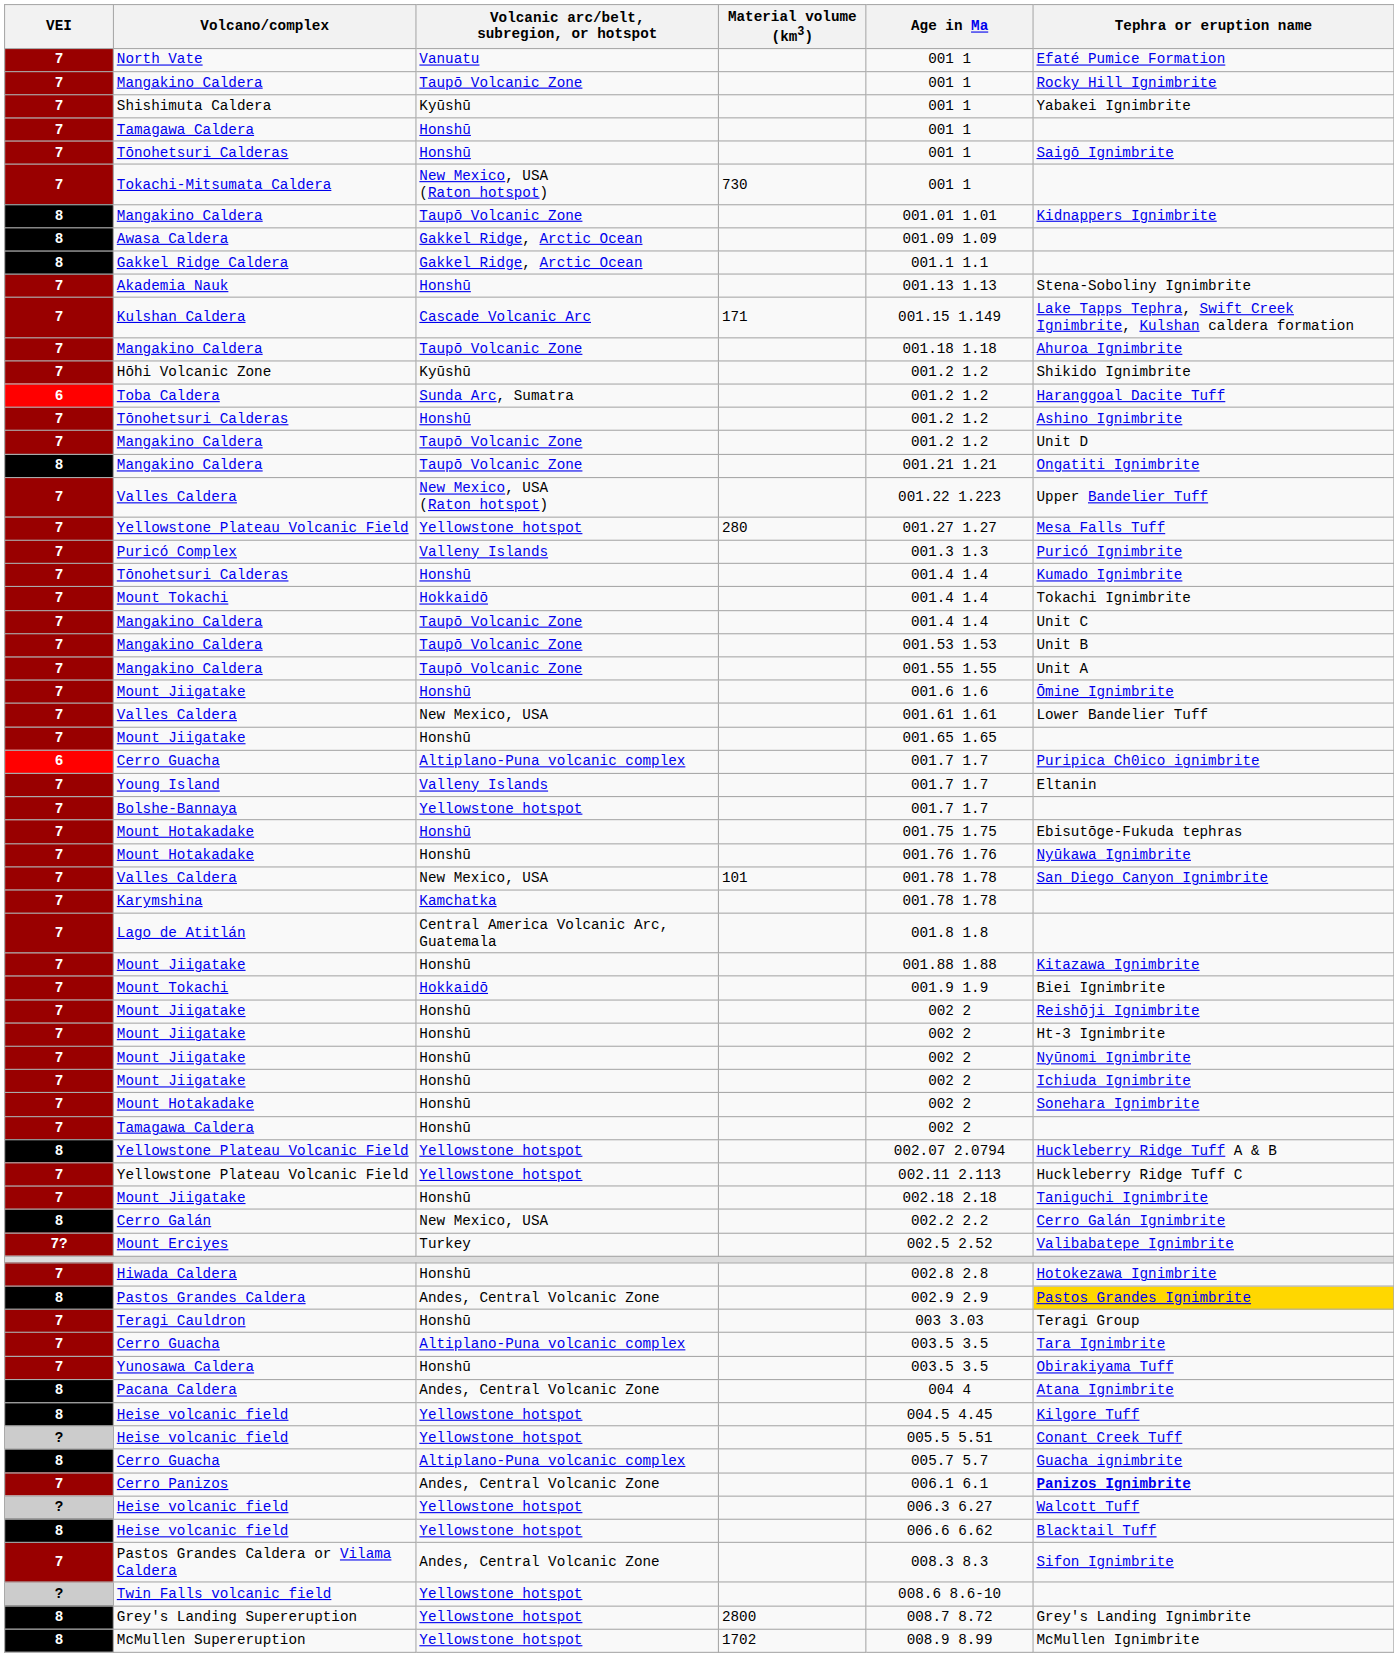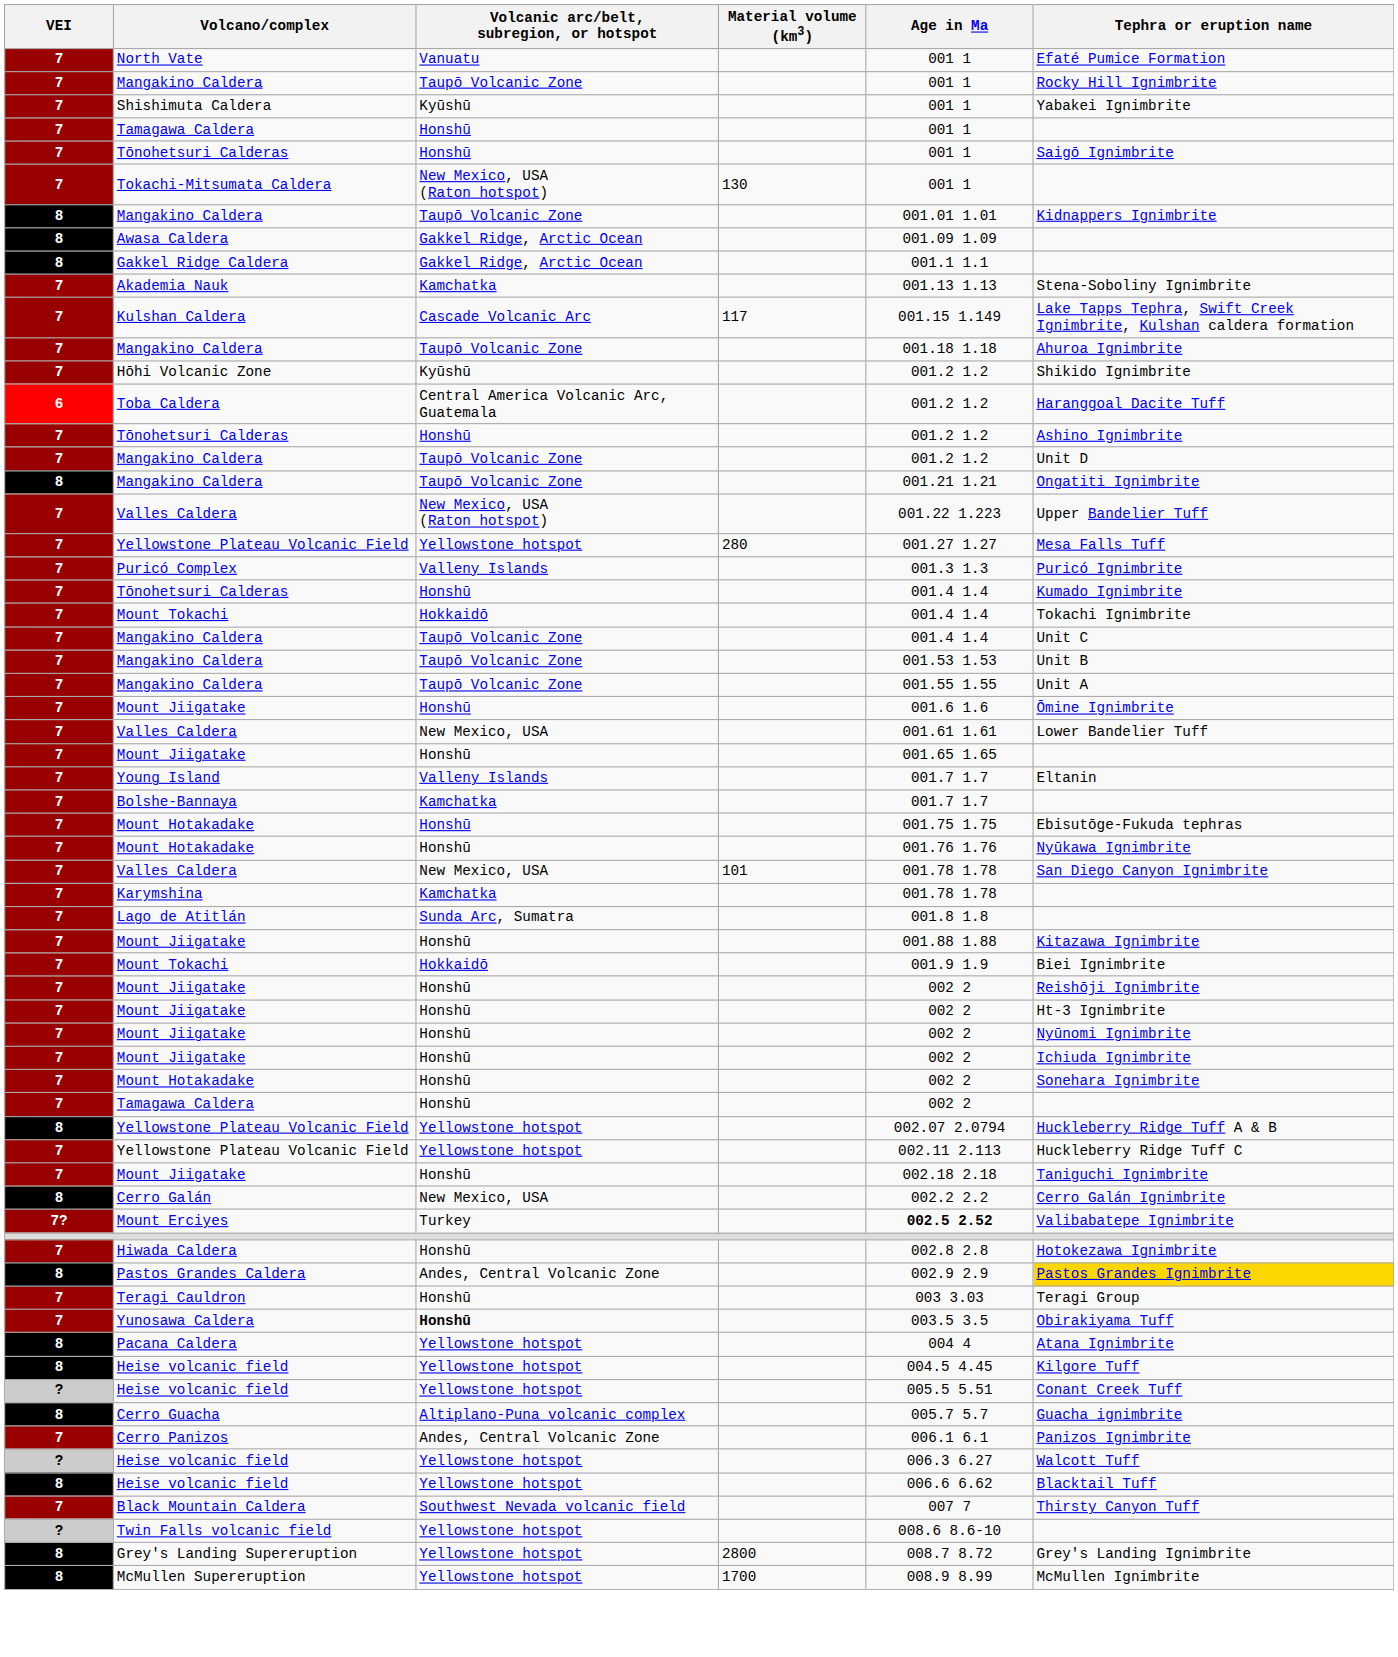(735, 184) 730 -> (735, 184) 130
(445, 286) Honshū -> (458, 286) Kamchatka
(735, 317) 171 -> (735, 317) 117
(497, 396) Sunda Arc, Sumatra -> (544, 404) Central America Volcanic Arc, Guatemala
- row: (59, 762)
(501, 808) Yellowstone hotspot -> (458, 802) Kamchatka
(544, 933) Central America Volcanic Arc, Guatemala -> (497, 918) Sunda Arc, Sumatra
(950, 1244) normal -> (950, 1221) bold
- row: (59, 1344)
(445, 1368) normal -> (445, 1321) bold
(540, 1391) Andes, Central Volcanic Zone -> (501, 1344) Yellowstone hotspot
(1114, 1484) bold -> (1114, 1438) normal
+ row: (59, 1508)
- row: (59, 1562)
(739, 1641) 1702 -> (739, 1577) 1700
